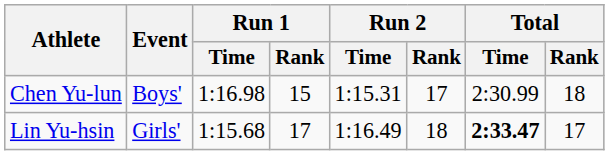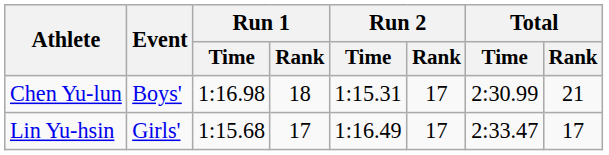(300, 94) 15 -> (300, 94) 18
(574, 94) 18 -> (573, 94) 21
(436, 130) 18 -> (436, 130) 17
(505, 130) bold -> (505, 130) normal
